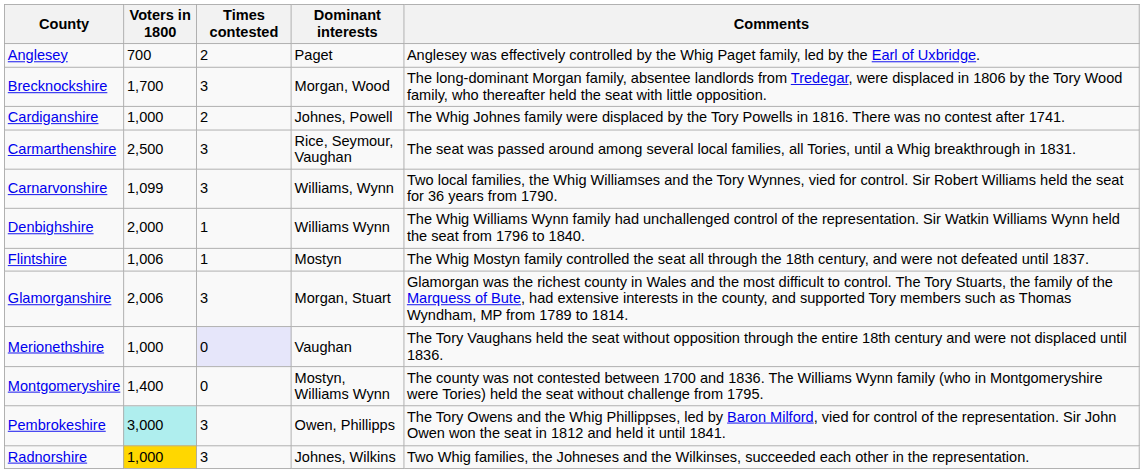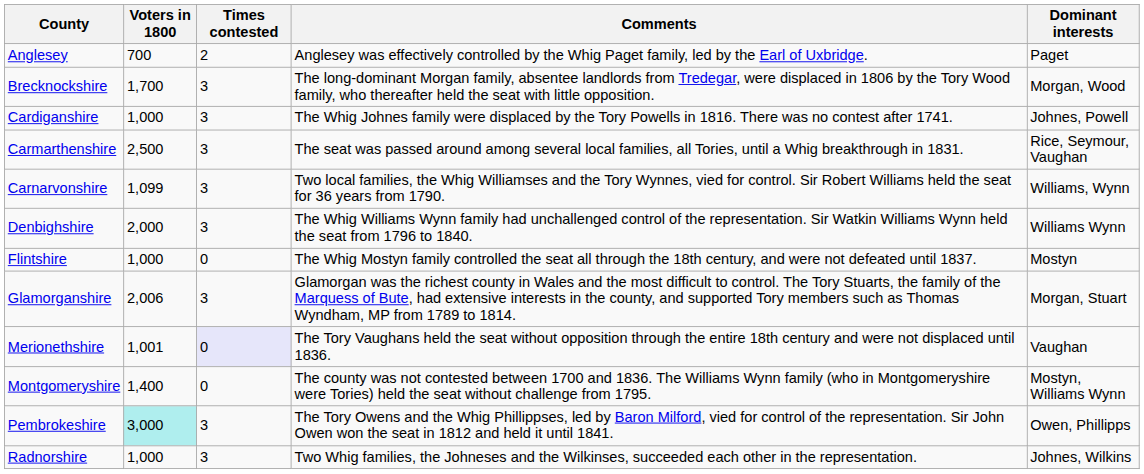columns swapped: (347, 24) <-> (771, 24)
(204, 118) 2 -> (204, 118) 3
(204, 228) 1 -> (204, 228) 3
(145, 259) 1,006 -> (145, 259) 1,000
(204, 259) 1 -> (204, 259) 0
(145, 346) 1,000 -> (145, 346) 1,001
(145, 456) gold background -> (145, 456) no background
